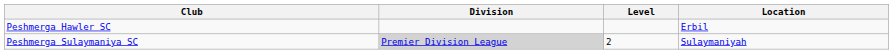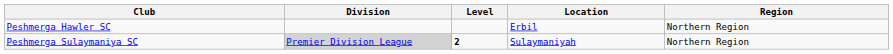+ column: (777, 12)
(609, 41) normal -> (457, 41) bold
